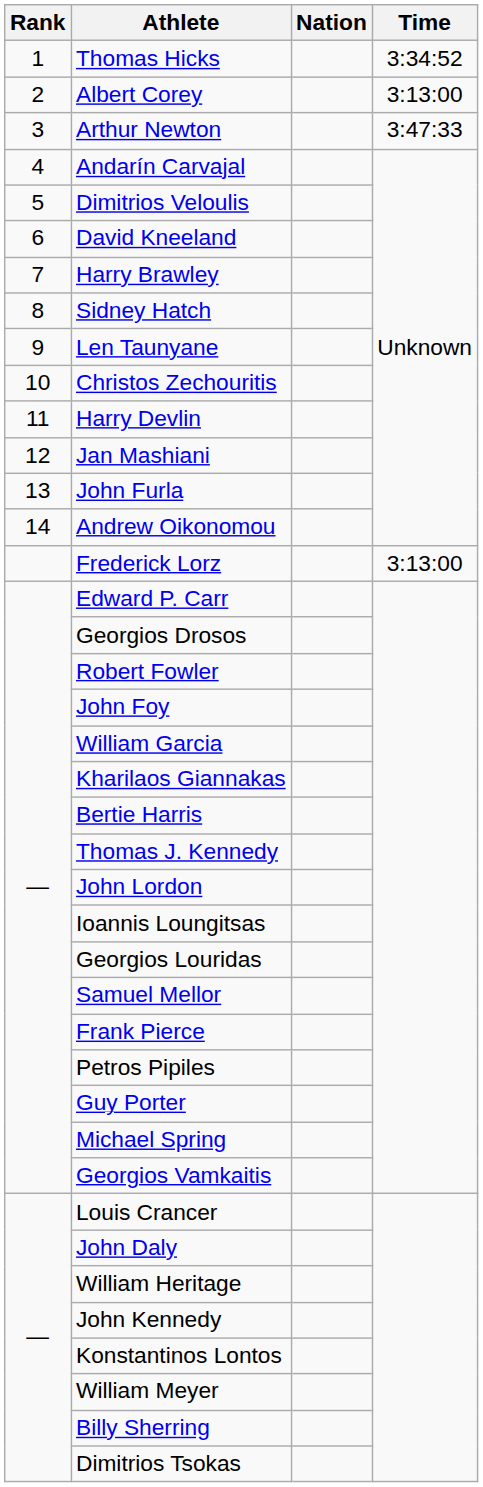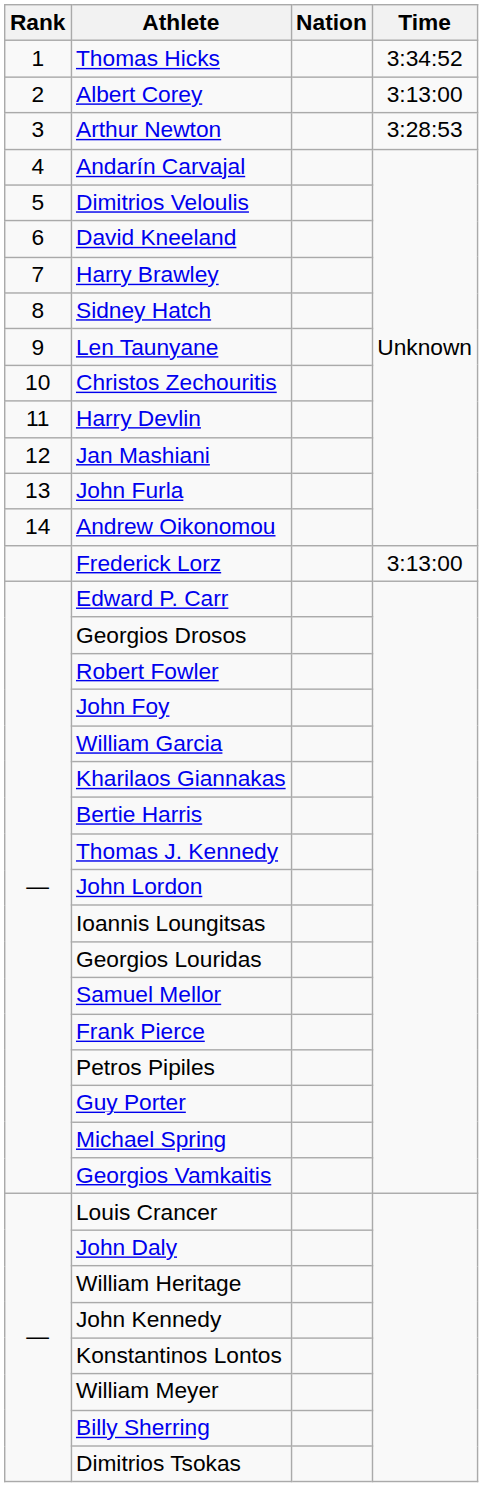(425, 130) 3:47:33 -> (425, 130) 3:28:53
